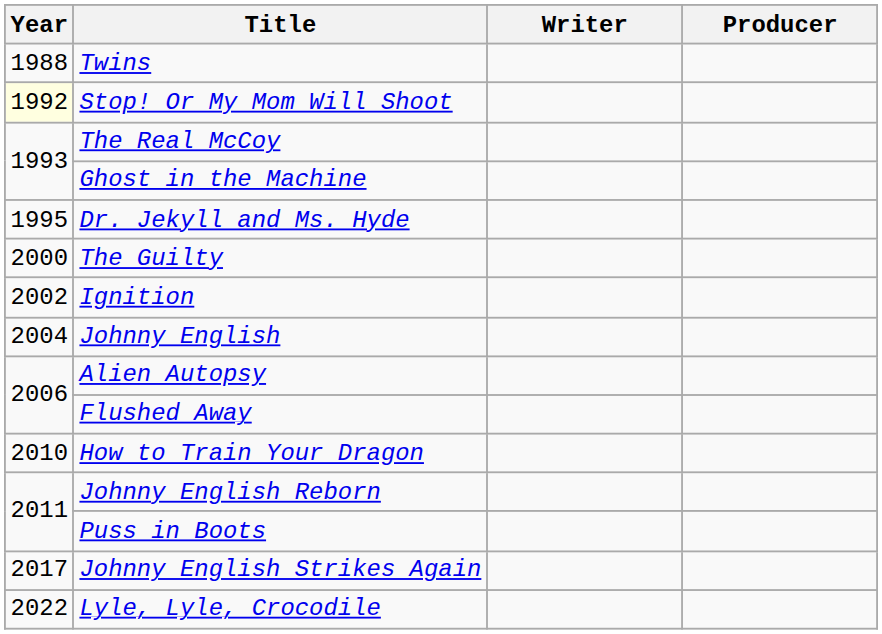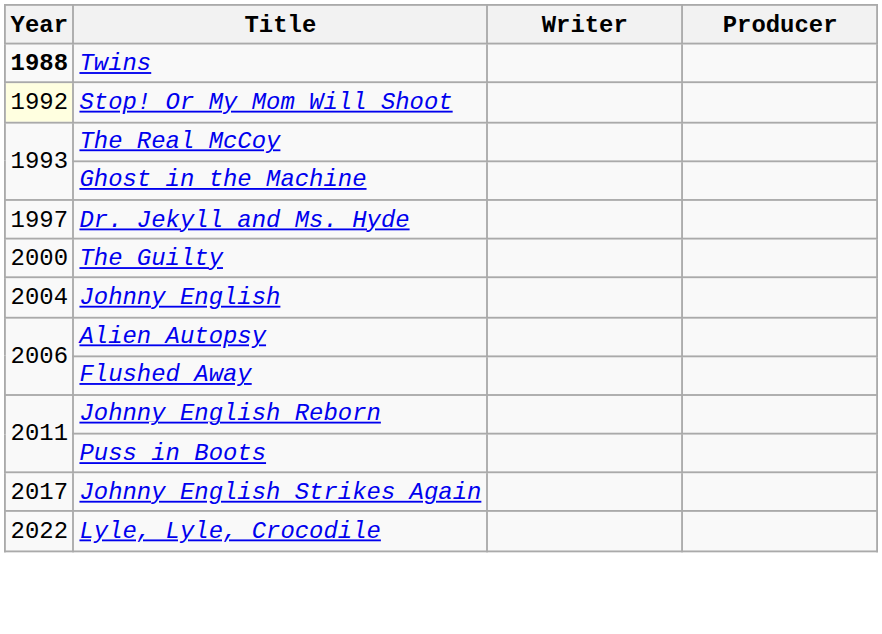(39, 63) normal -> (39, 63) bold
(39, 219) 1995 -> (39, 219) 1997
- row: (137, 297)
- row: (252, 453)
